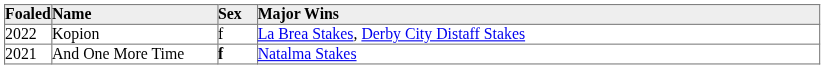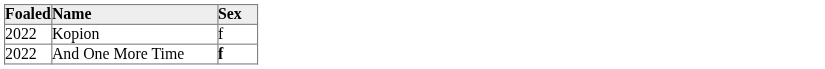- column: (298, 14)
(21, 54) 2021 -> (21, 54) 2022
